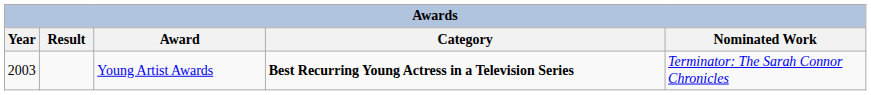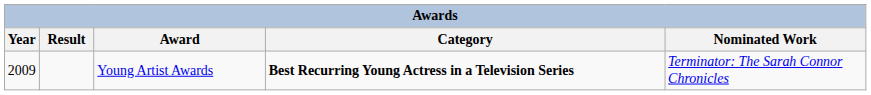(22, 70) 2003 -> (22, 70) 2009
